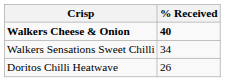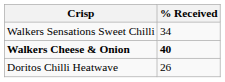rows swapped: (68, 31) <-> (81, 49)
